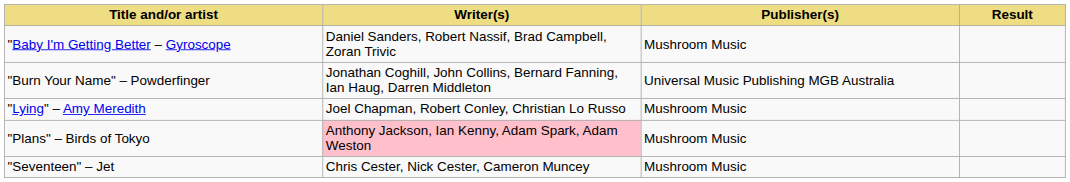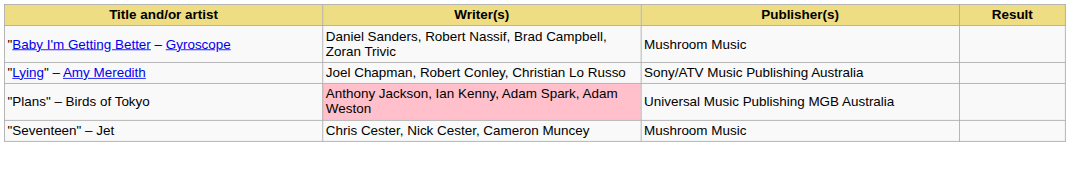- row: (109, 80)
(695, 109) Mushroom Music -> (754, 72) Sony/ATV Music Publishing Australia
(695, 138) Mushroom Music -> (769, 101) Universal Music Publishing MGB Australia
